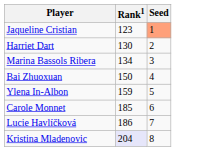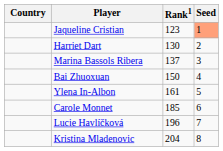+ column: (28, 13)
(125, 61) 134 -> (172, 61) 137
(125, 92) 159 -> (172, 92) 161
(125, 123) 186 -> (172, 123) 196
(125, 138) lavender background -> (172, 138) no background
